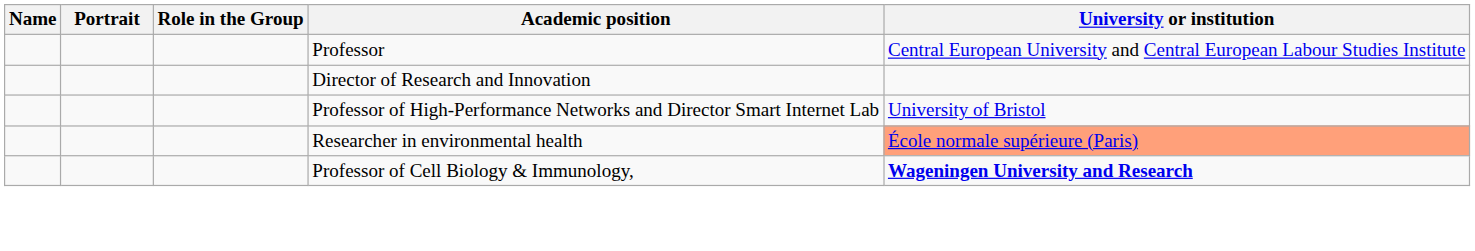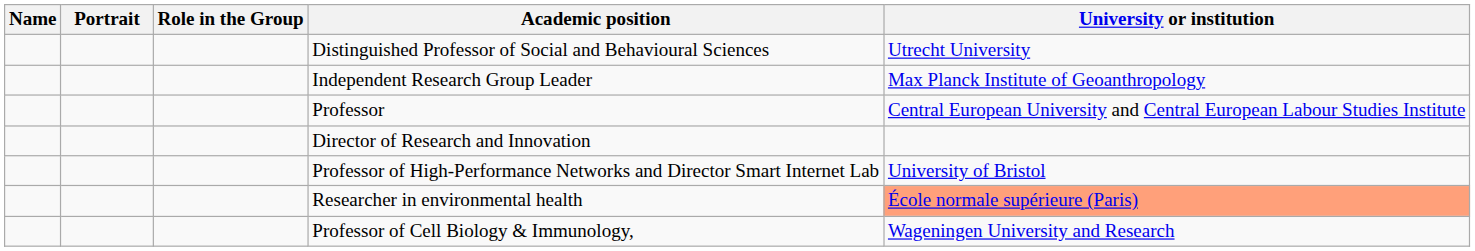+ row: (541, 49)
+ row: (452, 79)
(1040, 170) bold -> (1031, 230) normal
